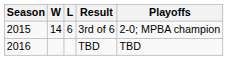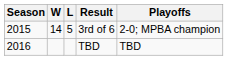(70, 30) 6 -> (70, 30) 5
